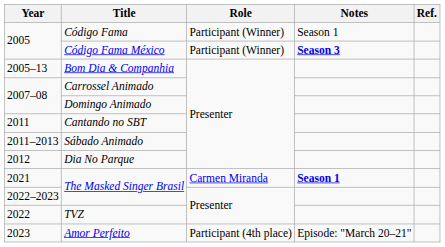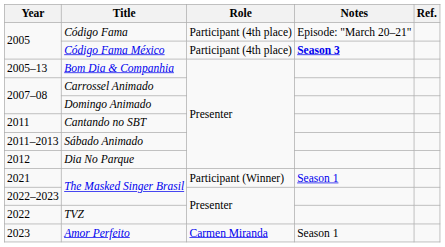(237, 31) Participant (Winner) -> (241, 31) Participant (4th place)
(318, 31) Season 1 -> (354, 31) Episode: "March 20–21"
(237, 50) Participant (Winner) -> (241, 50) Participant (4th place)
(229, 178) Carmen Miranda -> (237, 178) Participant (Winner)
(318, 178) bold -> (318, 178) normal
(241, 232) Participant (4th place) -> (229, 232) Carmen Miranda
(354, 232) Episode: "March 20–21" -> (318, 232) Season 1
